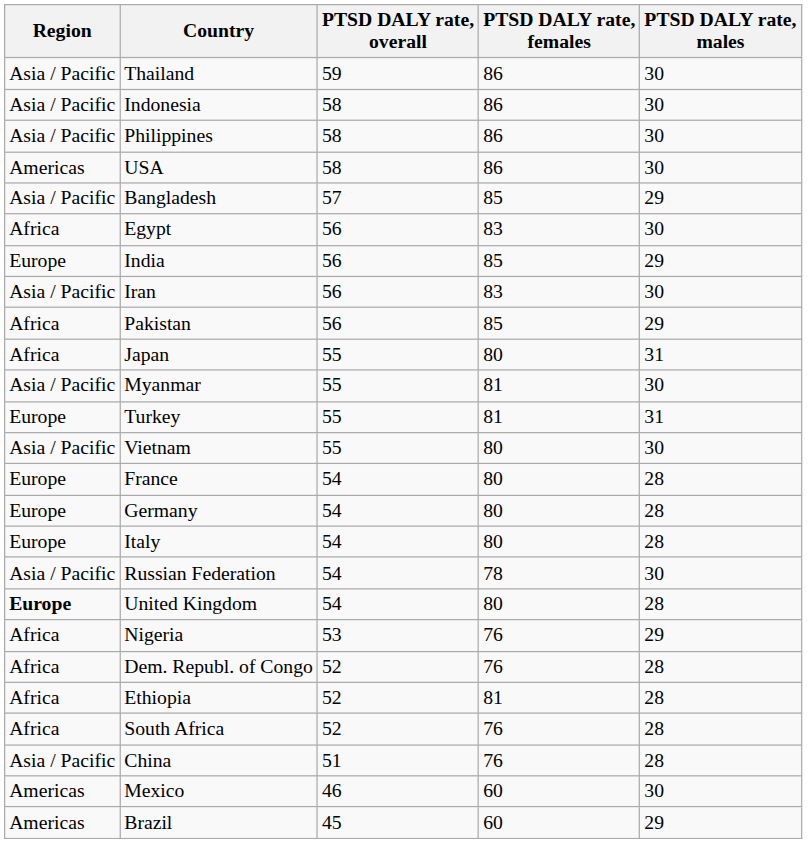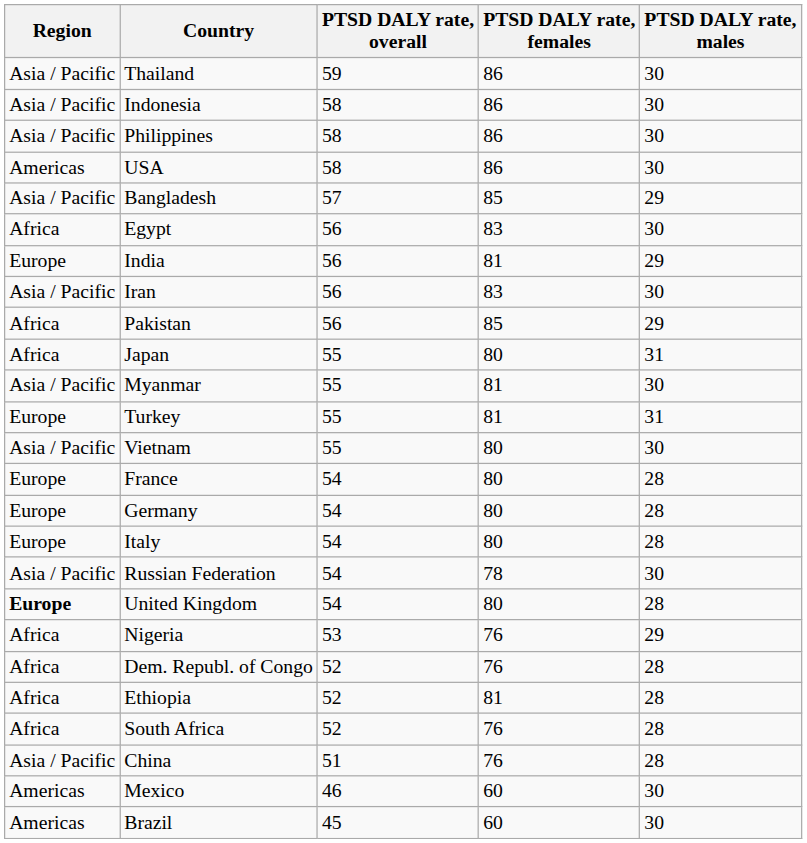(493, 260) 85 -> (493, 260) 81
(654, 822) 29 -> (654, 822) 30
